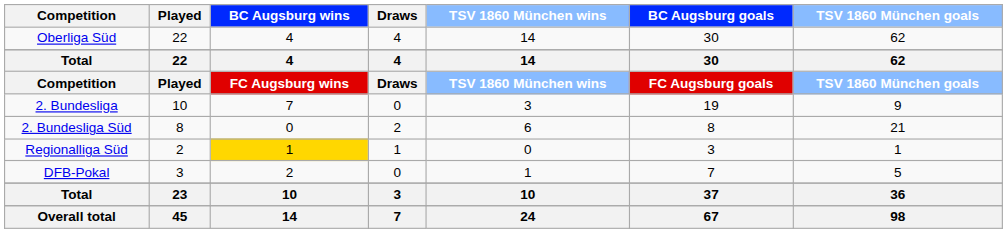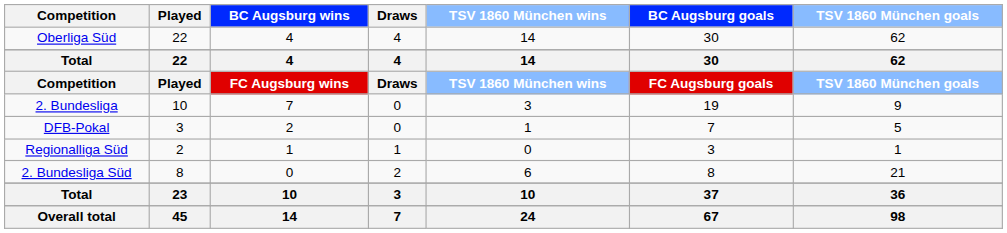rows swapped: (77, 128) <-> (77, 172)
(289, 150) gold background -> (289, 150) no background
